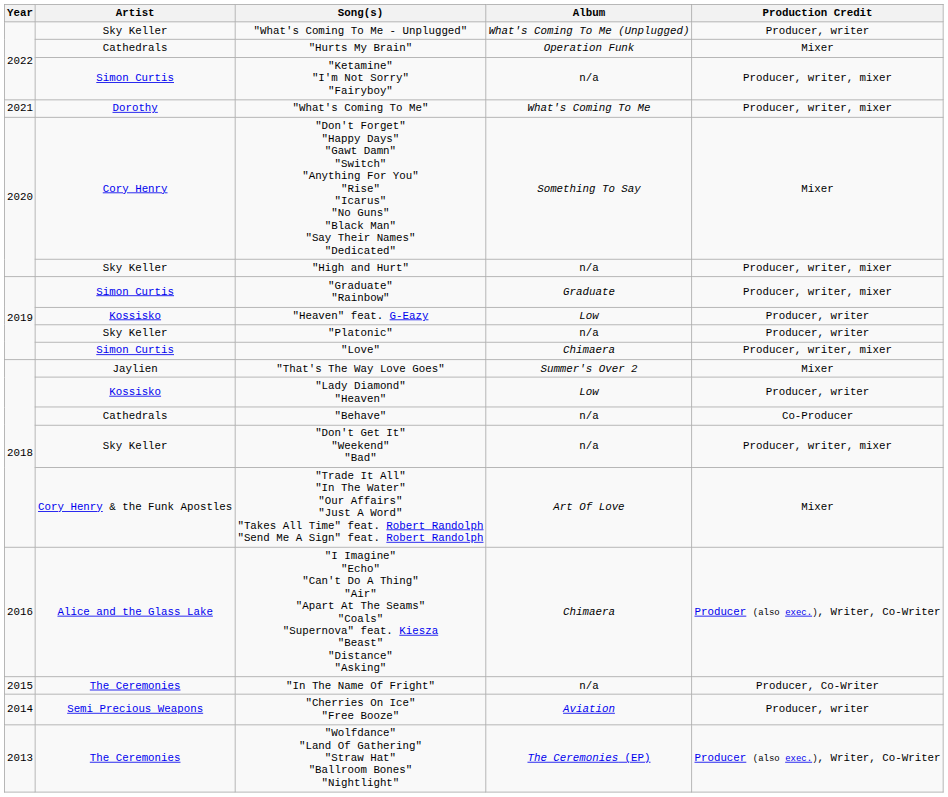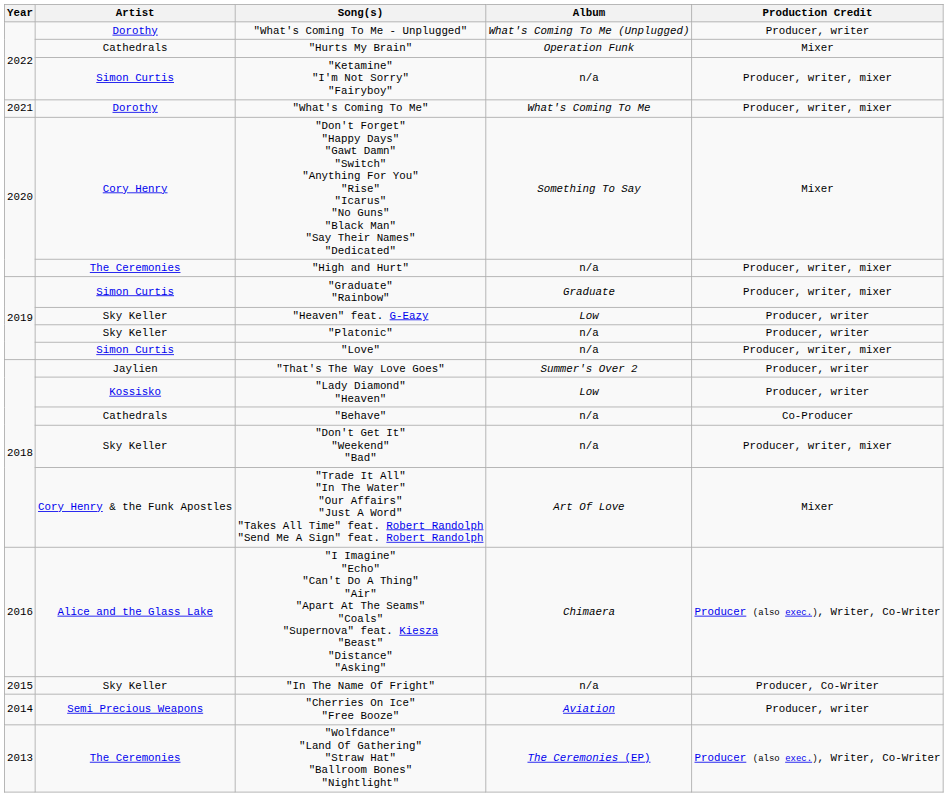(135, 31) Sky Keller -> (135, 31) Dorothy
(135, 268) Sky Keller -> (135, 268) The Ceremonies
(135, 316) Kossisko -> (135, 316) Sky Keller
(589, 351) Chimaera -> (589, 351) n/a
(818, 368) Mixer -> (818, 368) Producer, writer
(135, 686) The Ceremonies -> (135, 686) Sky Keller
